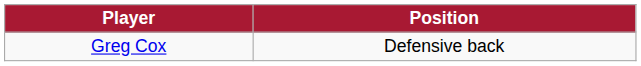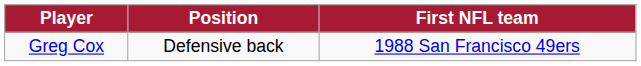+ column: (477, 18)
